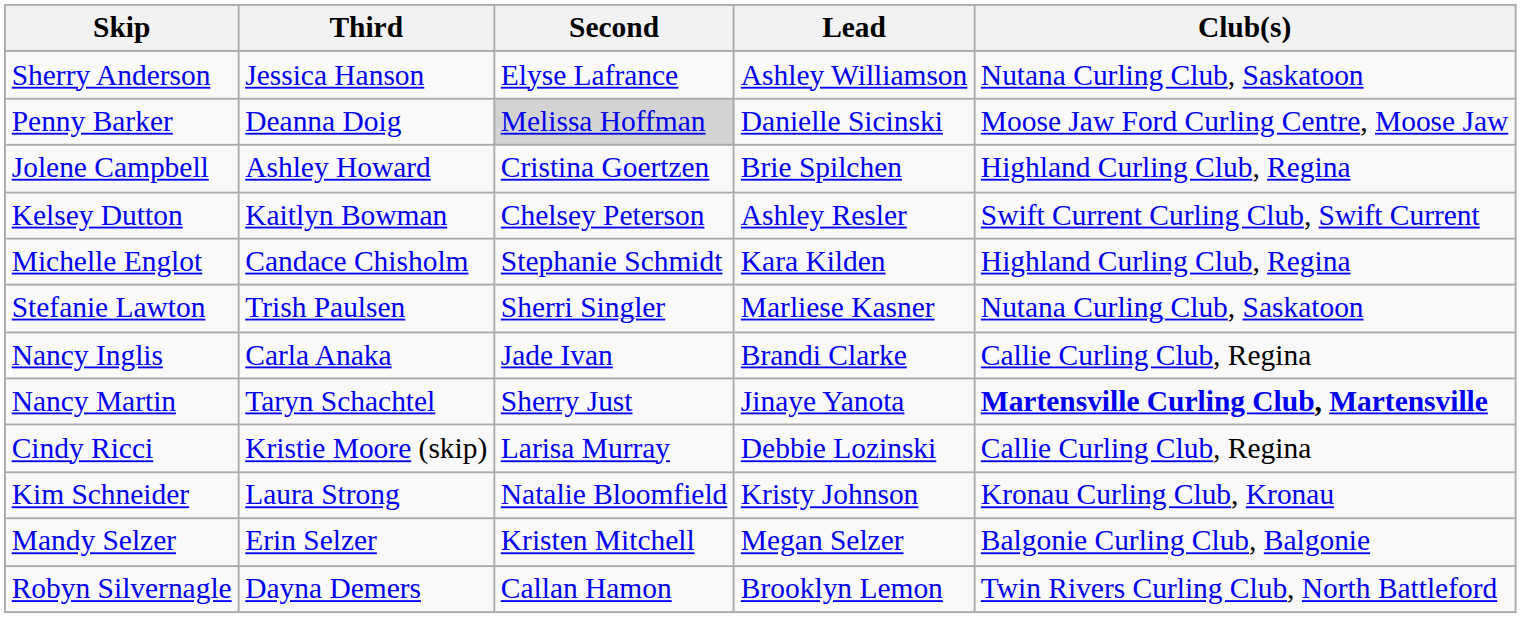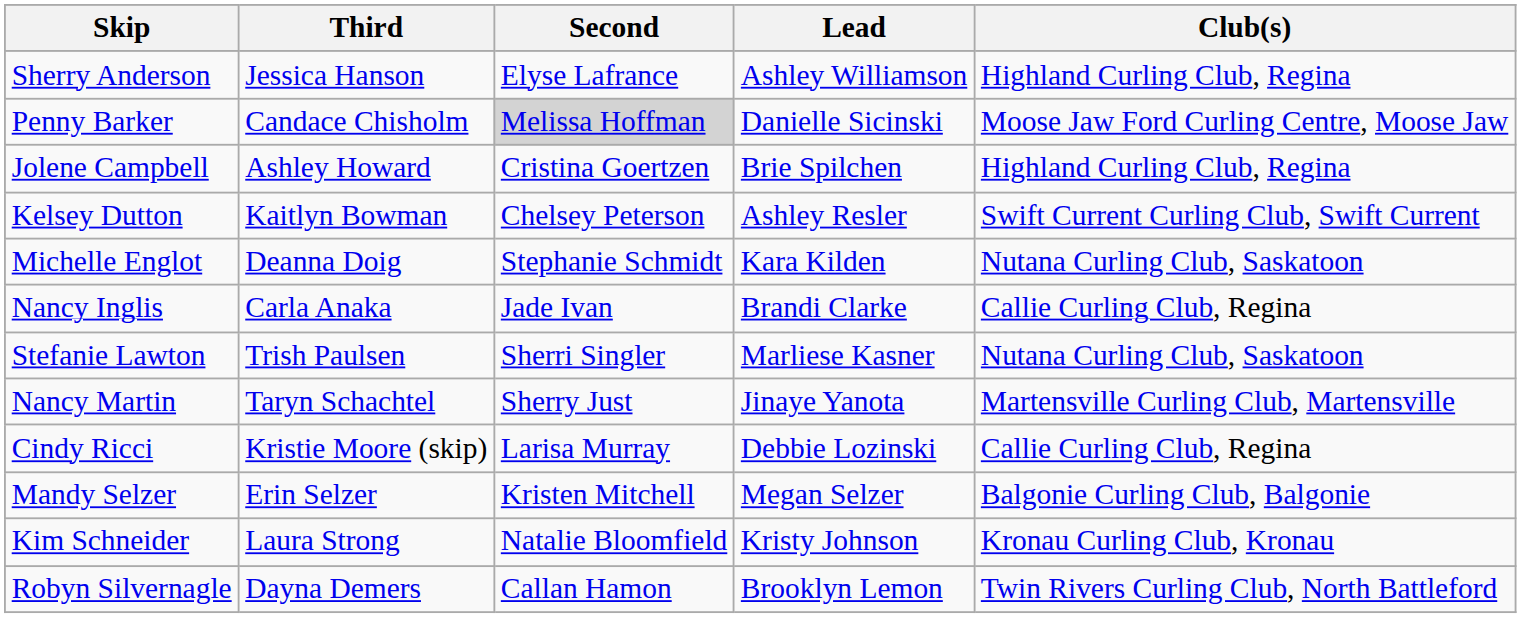(1172, 74) Nutana Curling Club, Saskatoon -> (1166, 74) Highland Curling Club, Regina
(323, 121) Deanna Doig -> (357, 121) Candace Chisholm
(357, 261) Candace Chisholm -> (323, 261) Deanna Doig
(1166, 261) Highland Curling Club, Regina -> (1172, 261) Nutana Curling Club, Saskatoon
rows swapped: (87, 354) <-> (109, 307)
(1234, 401) bold -> (1218, 401) normal
rows swapped: (100, 494) <-> (94, 541)
